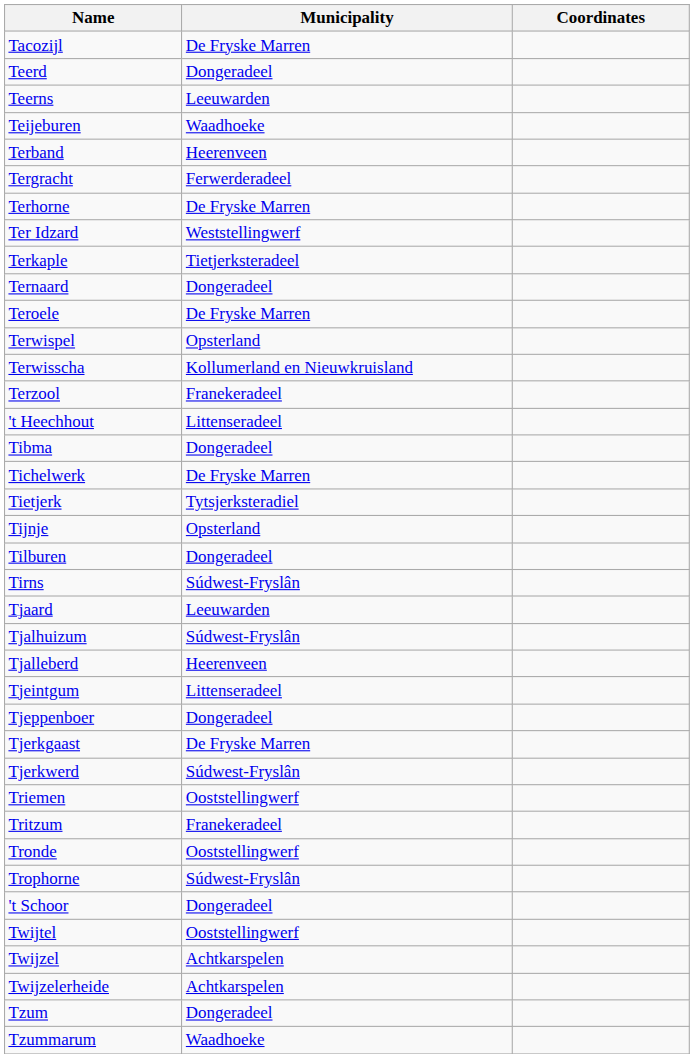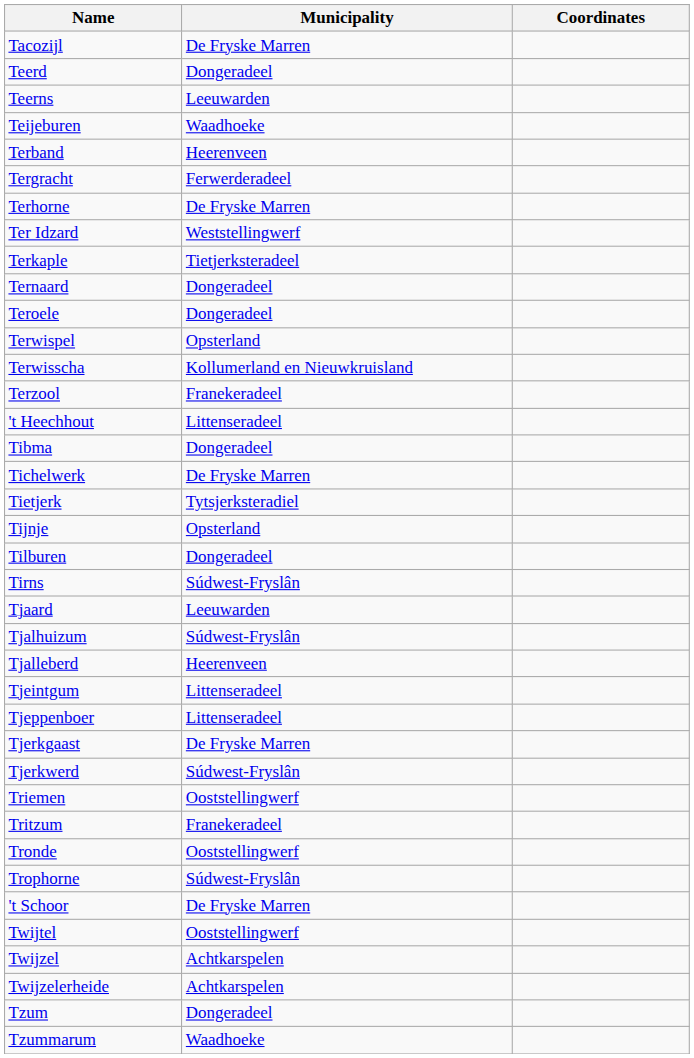(248, 313) De Fryske Marren -> (229, 313) Dongeradeel
(229, 717) Dongeradeel -> (234, 717) Littenseradeel
(229, 905) Dongeradeel -> (248, 905) De Fryske Marren
